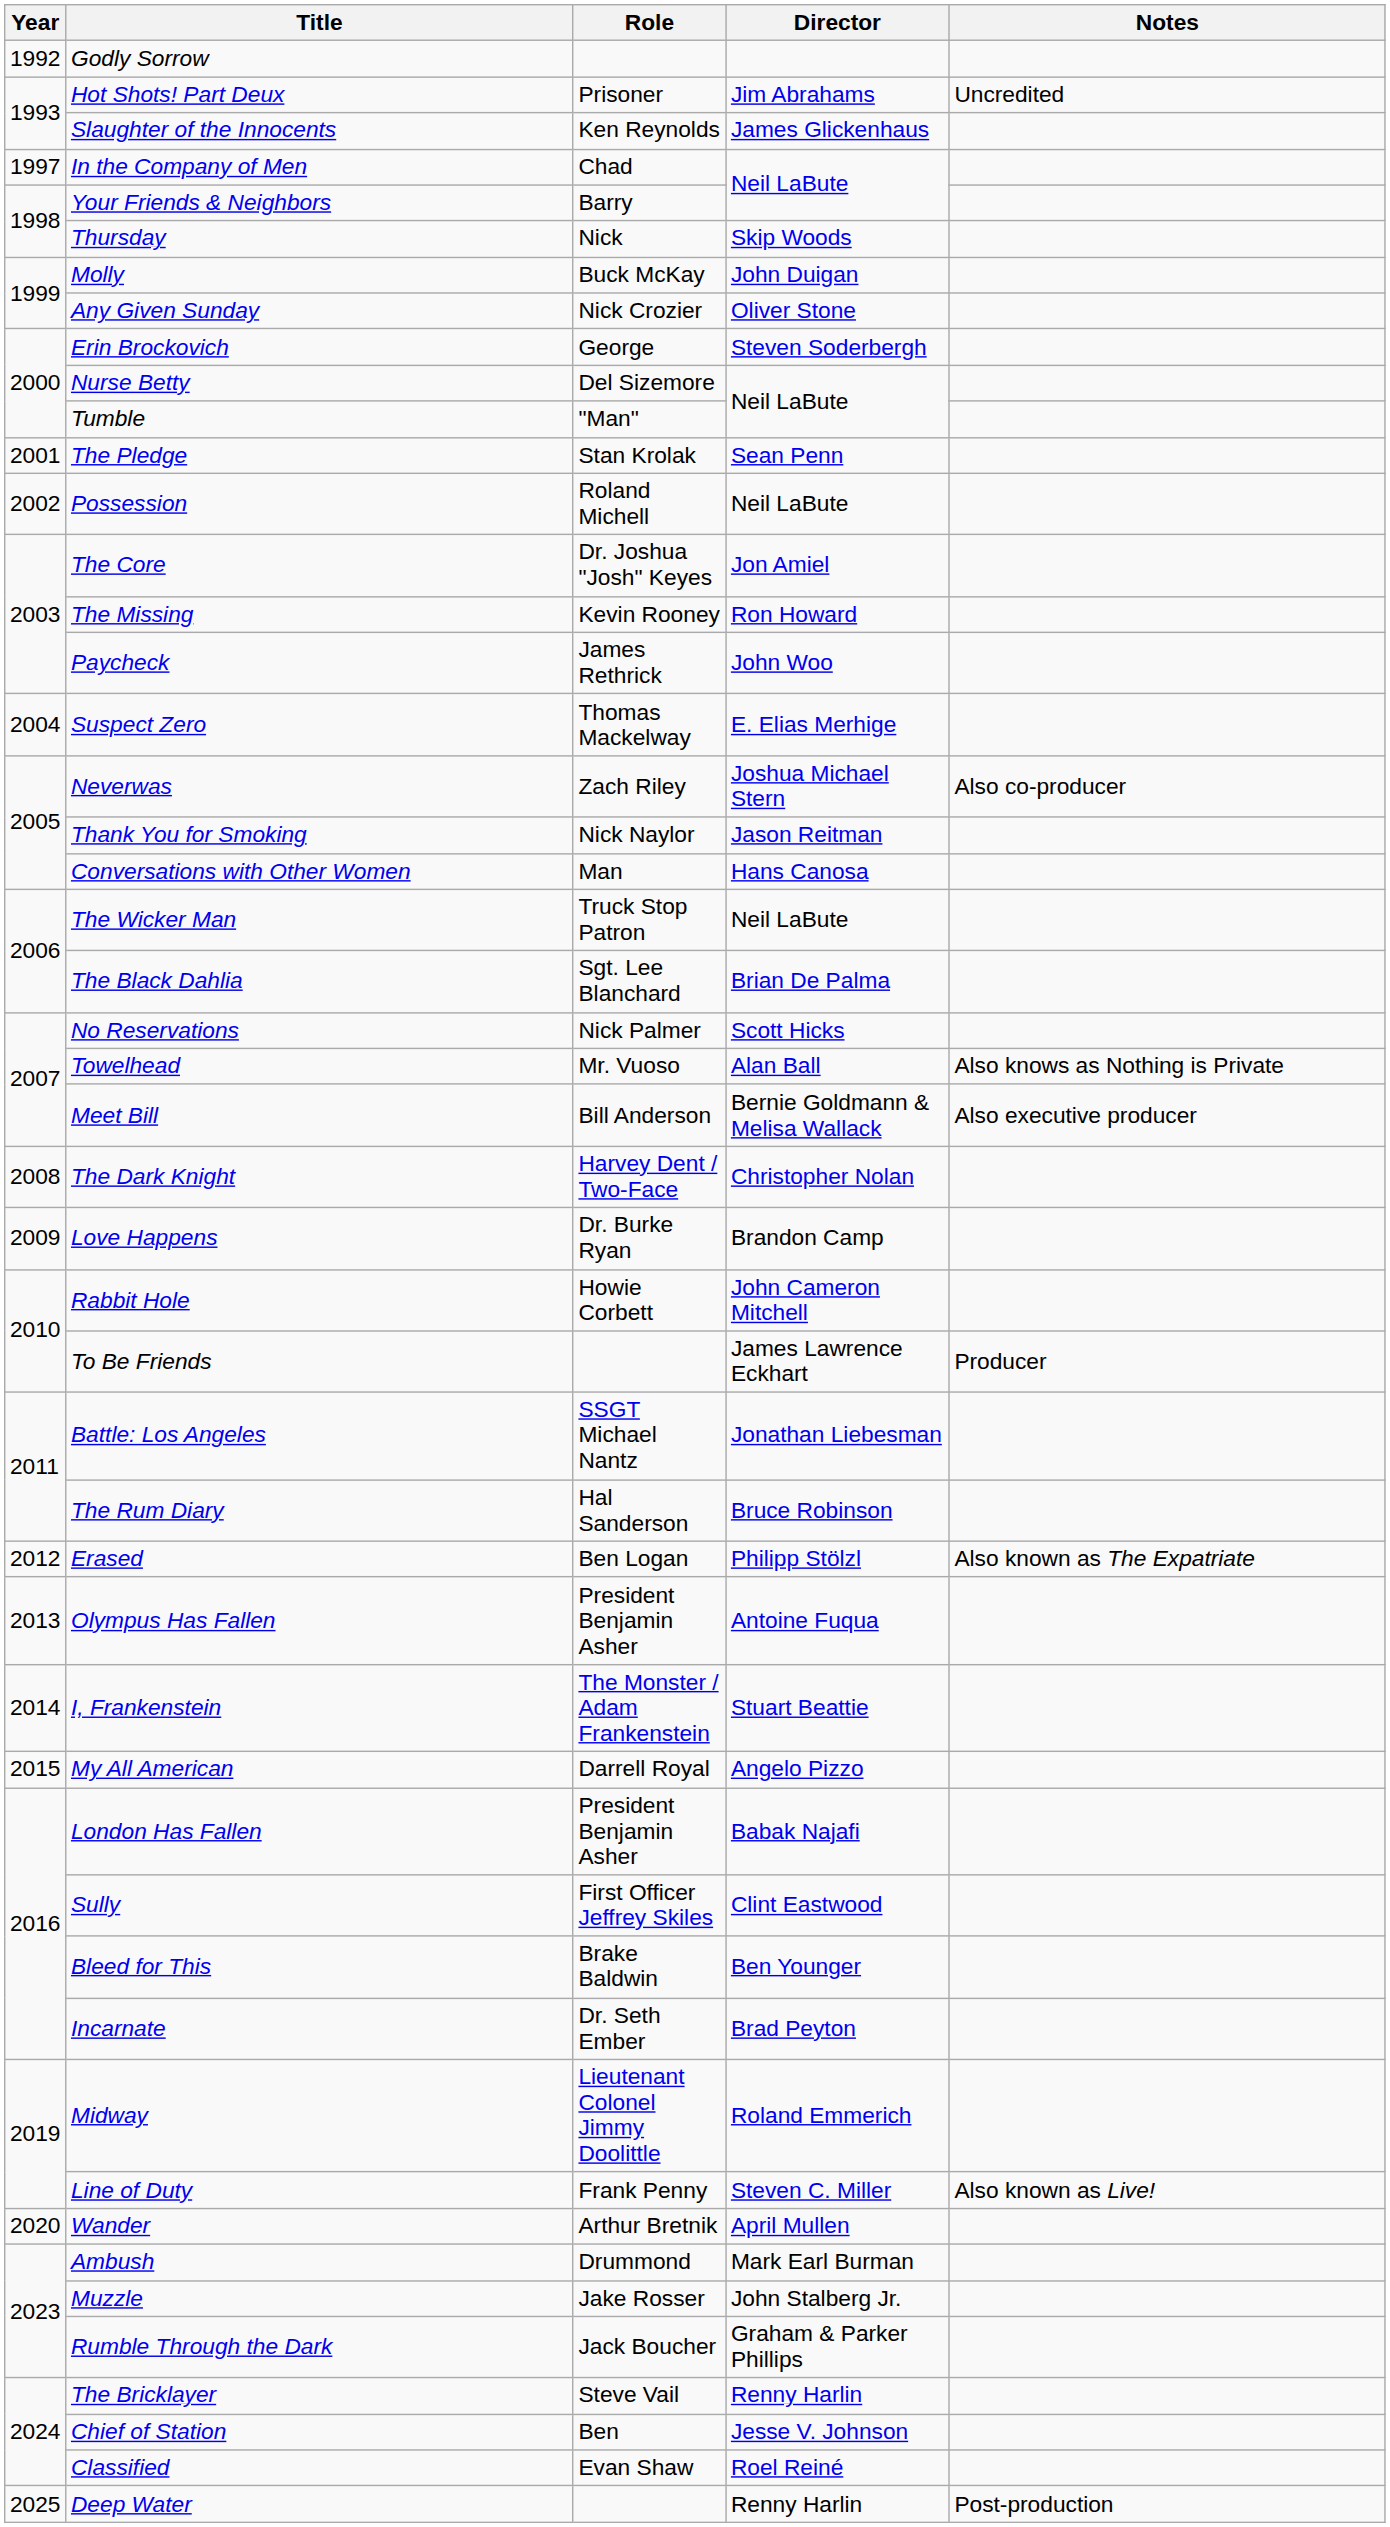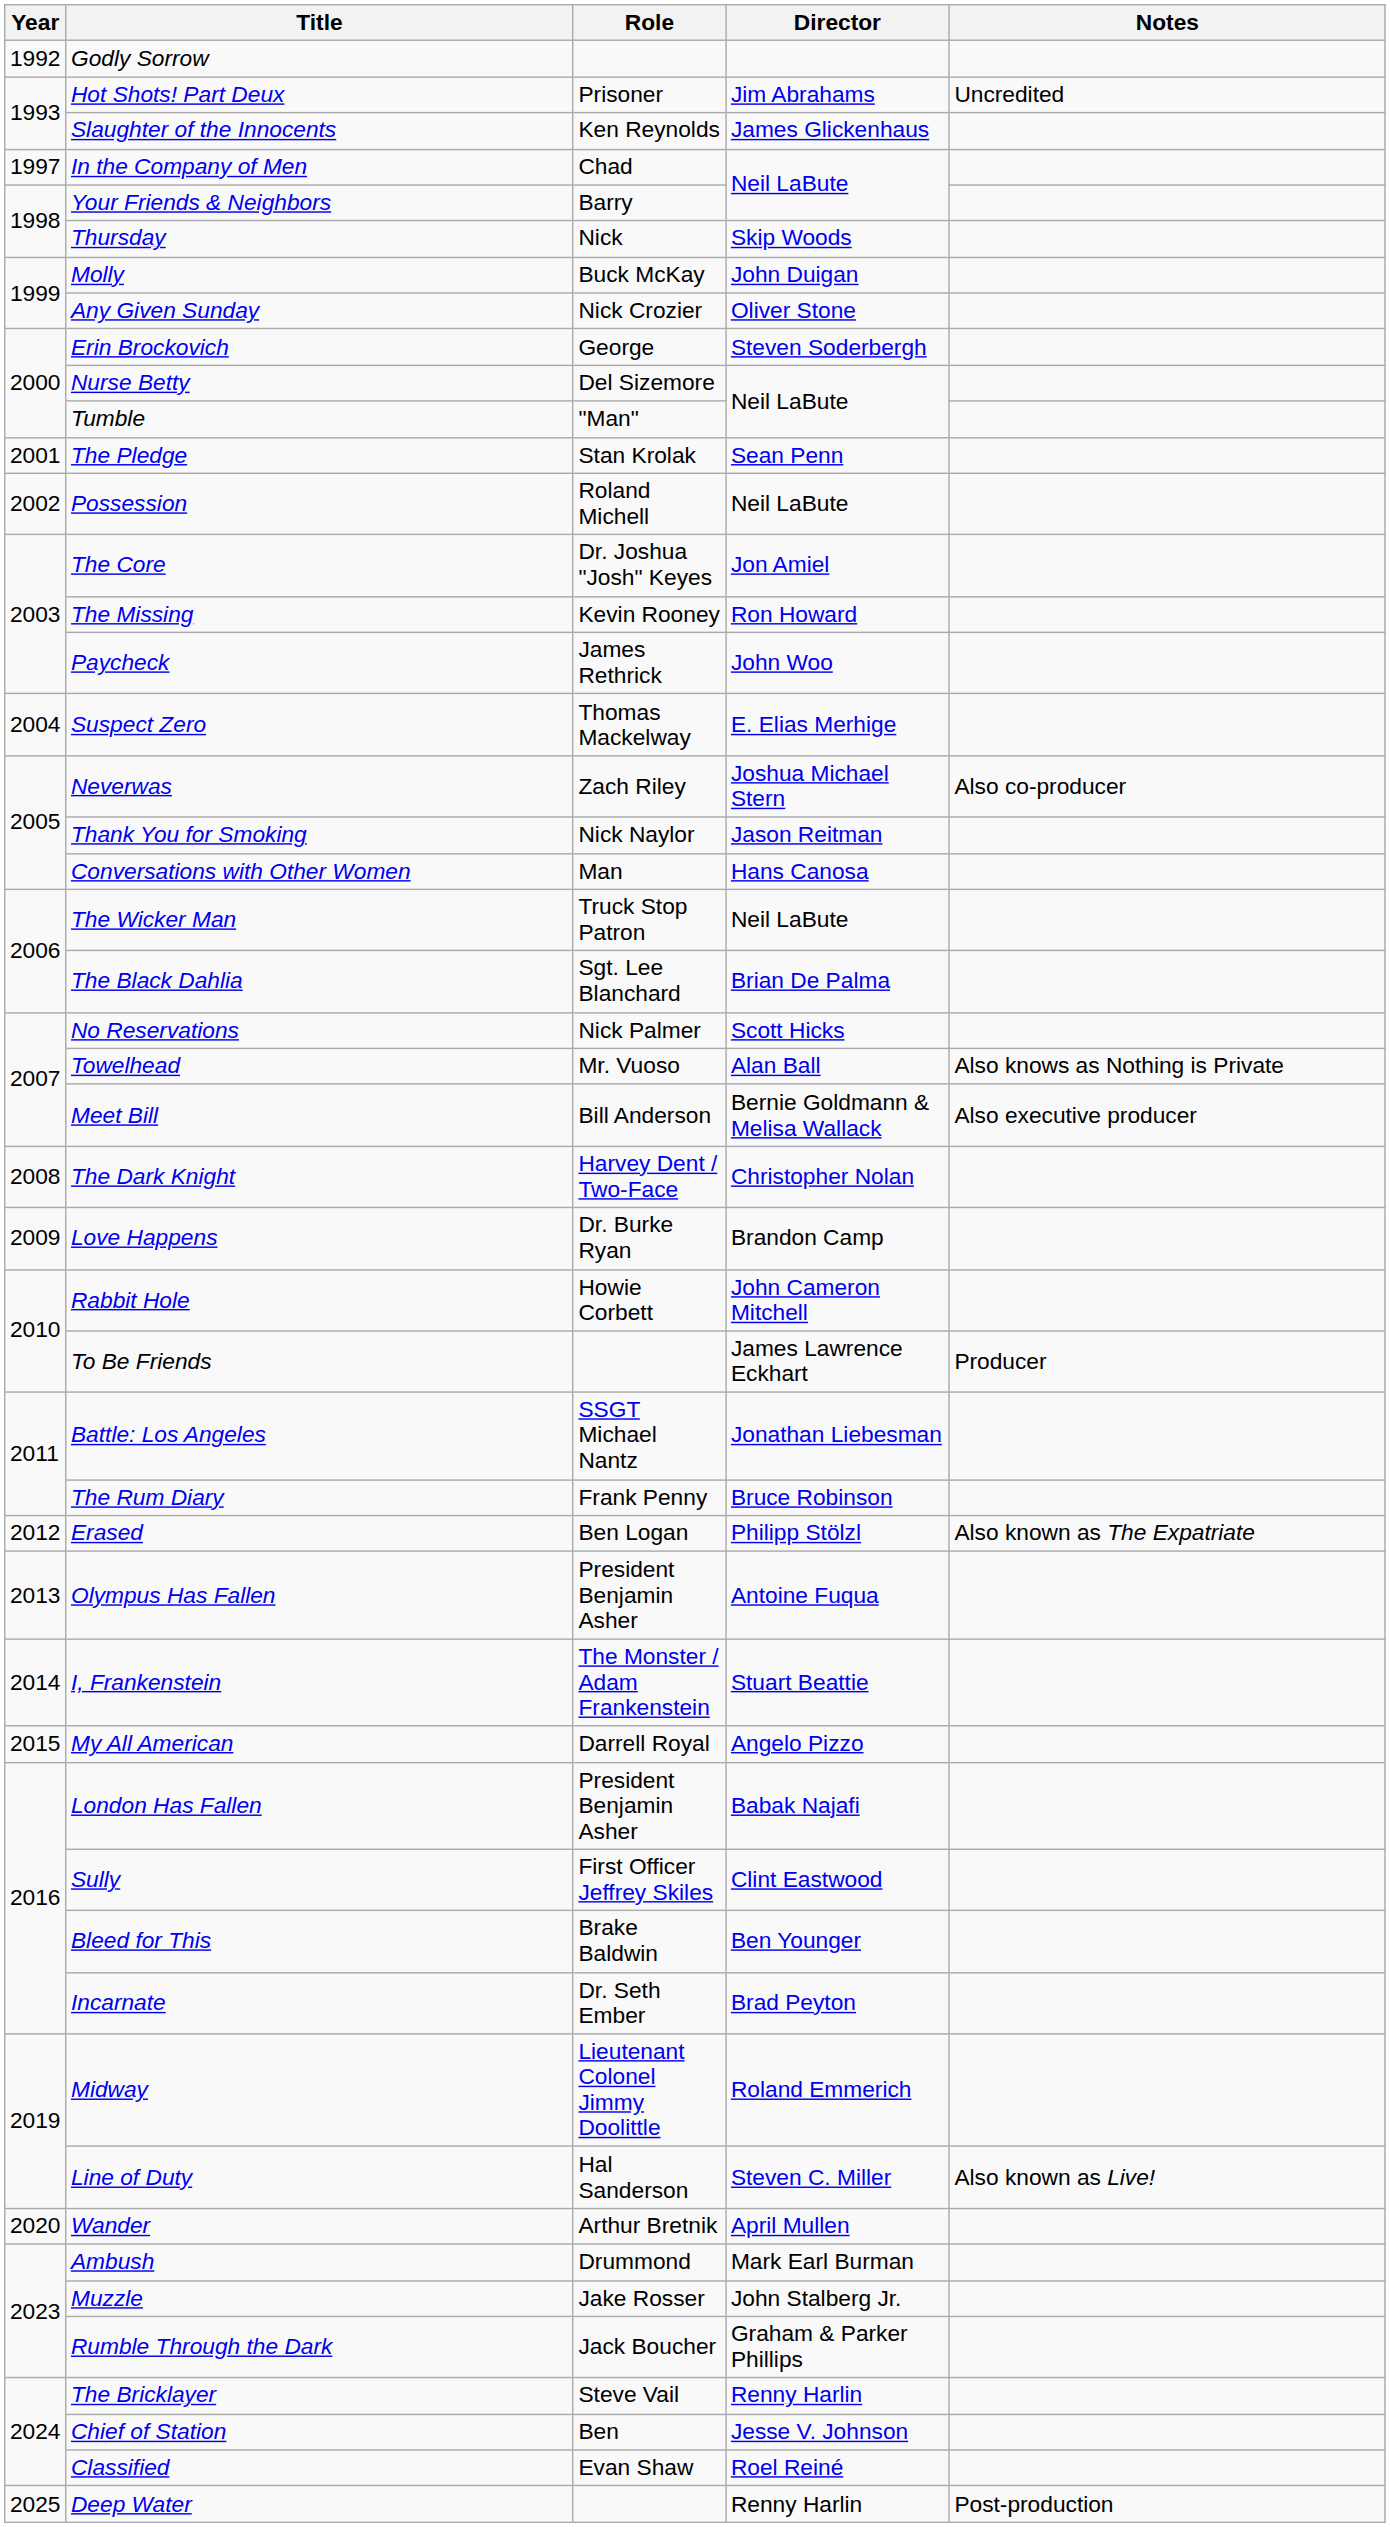(633, 1510) Hal Sanderson -> (643, 1497) Frank Penny
(643, 2189) Frank Penny -> (633, 2177) Hal Sanderson
